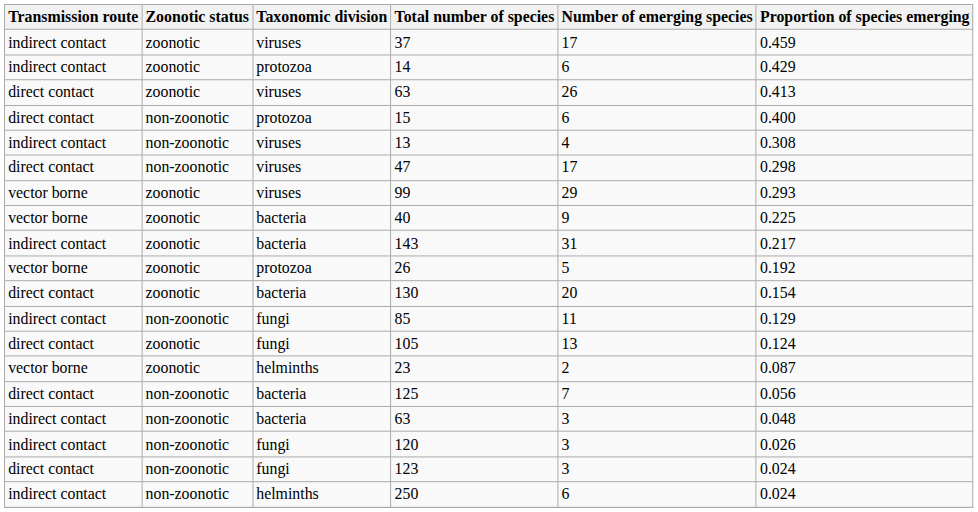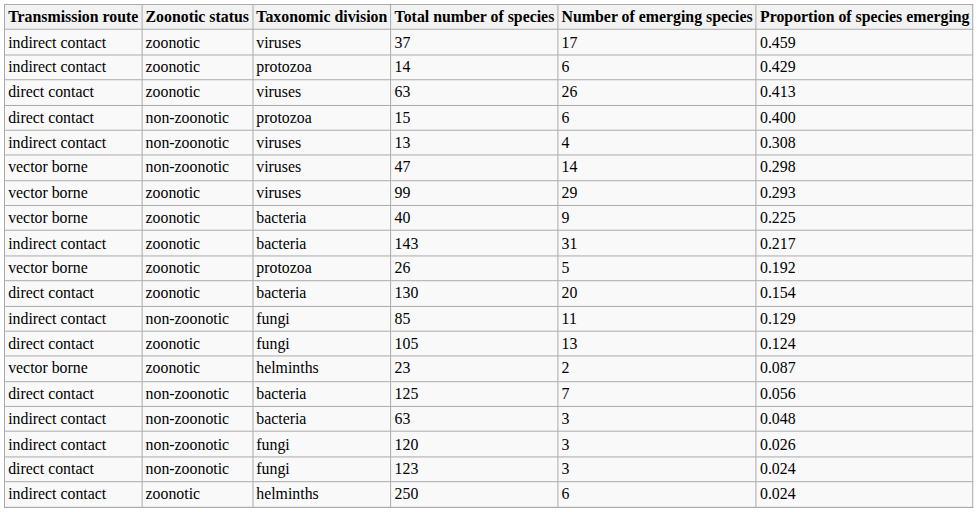(51, 167) direct contact -> (48, 167) vector borne
(570, 167) 17 -> (570, 167) 14
(187, 494) non-zoonotic -> (173, 494) zoonotic
